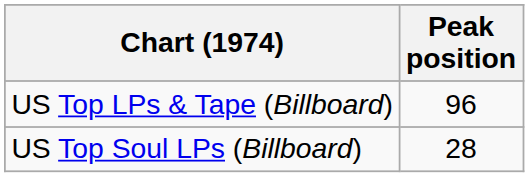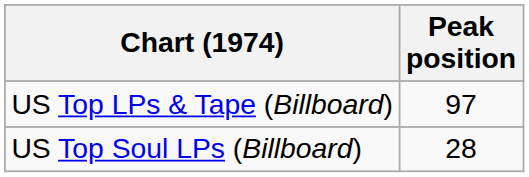(461, 103) 96 -> (461, 103) 97
